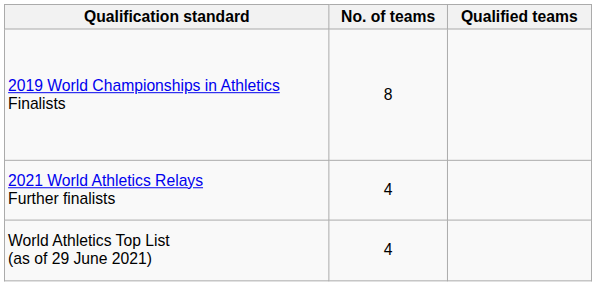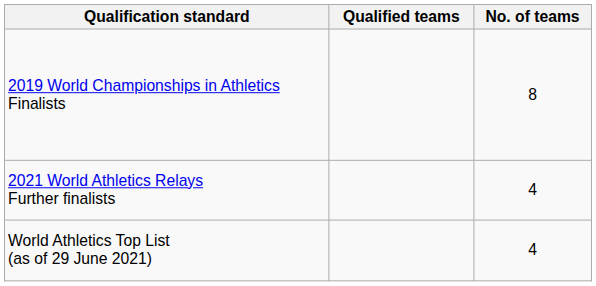columns swapped: (388, 16) <-> (519, 16)
